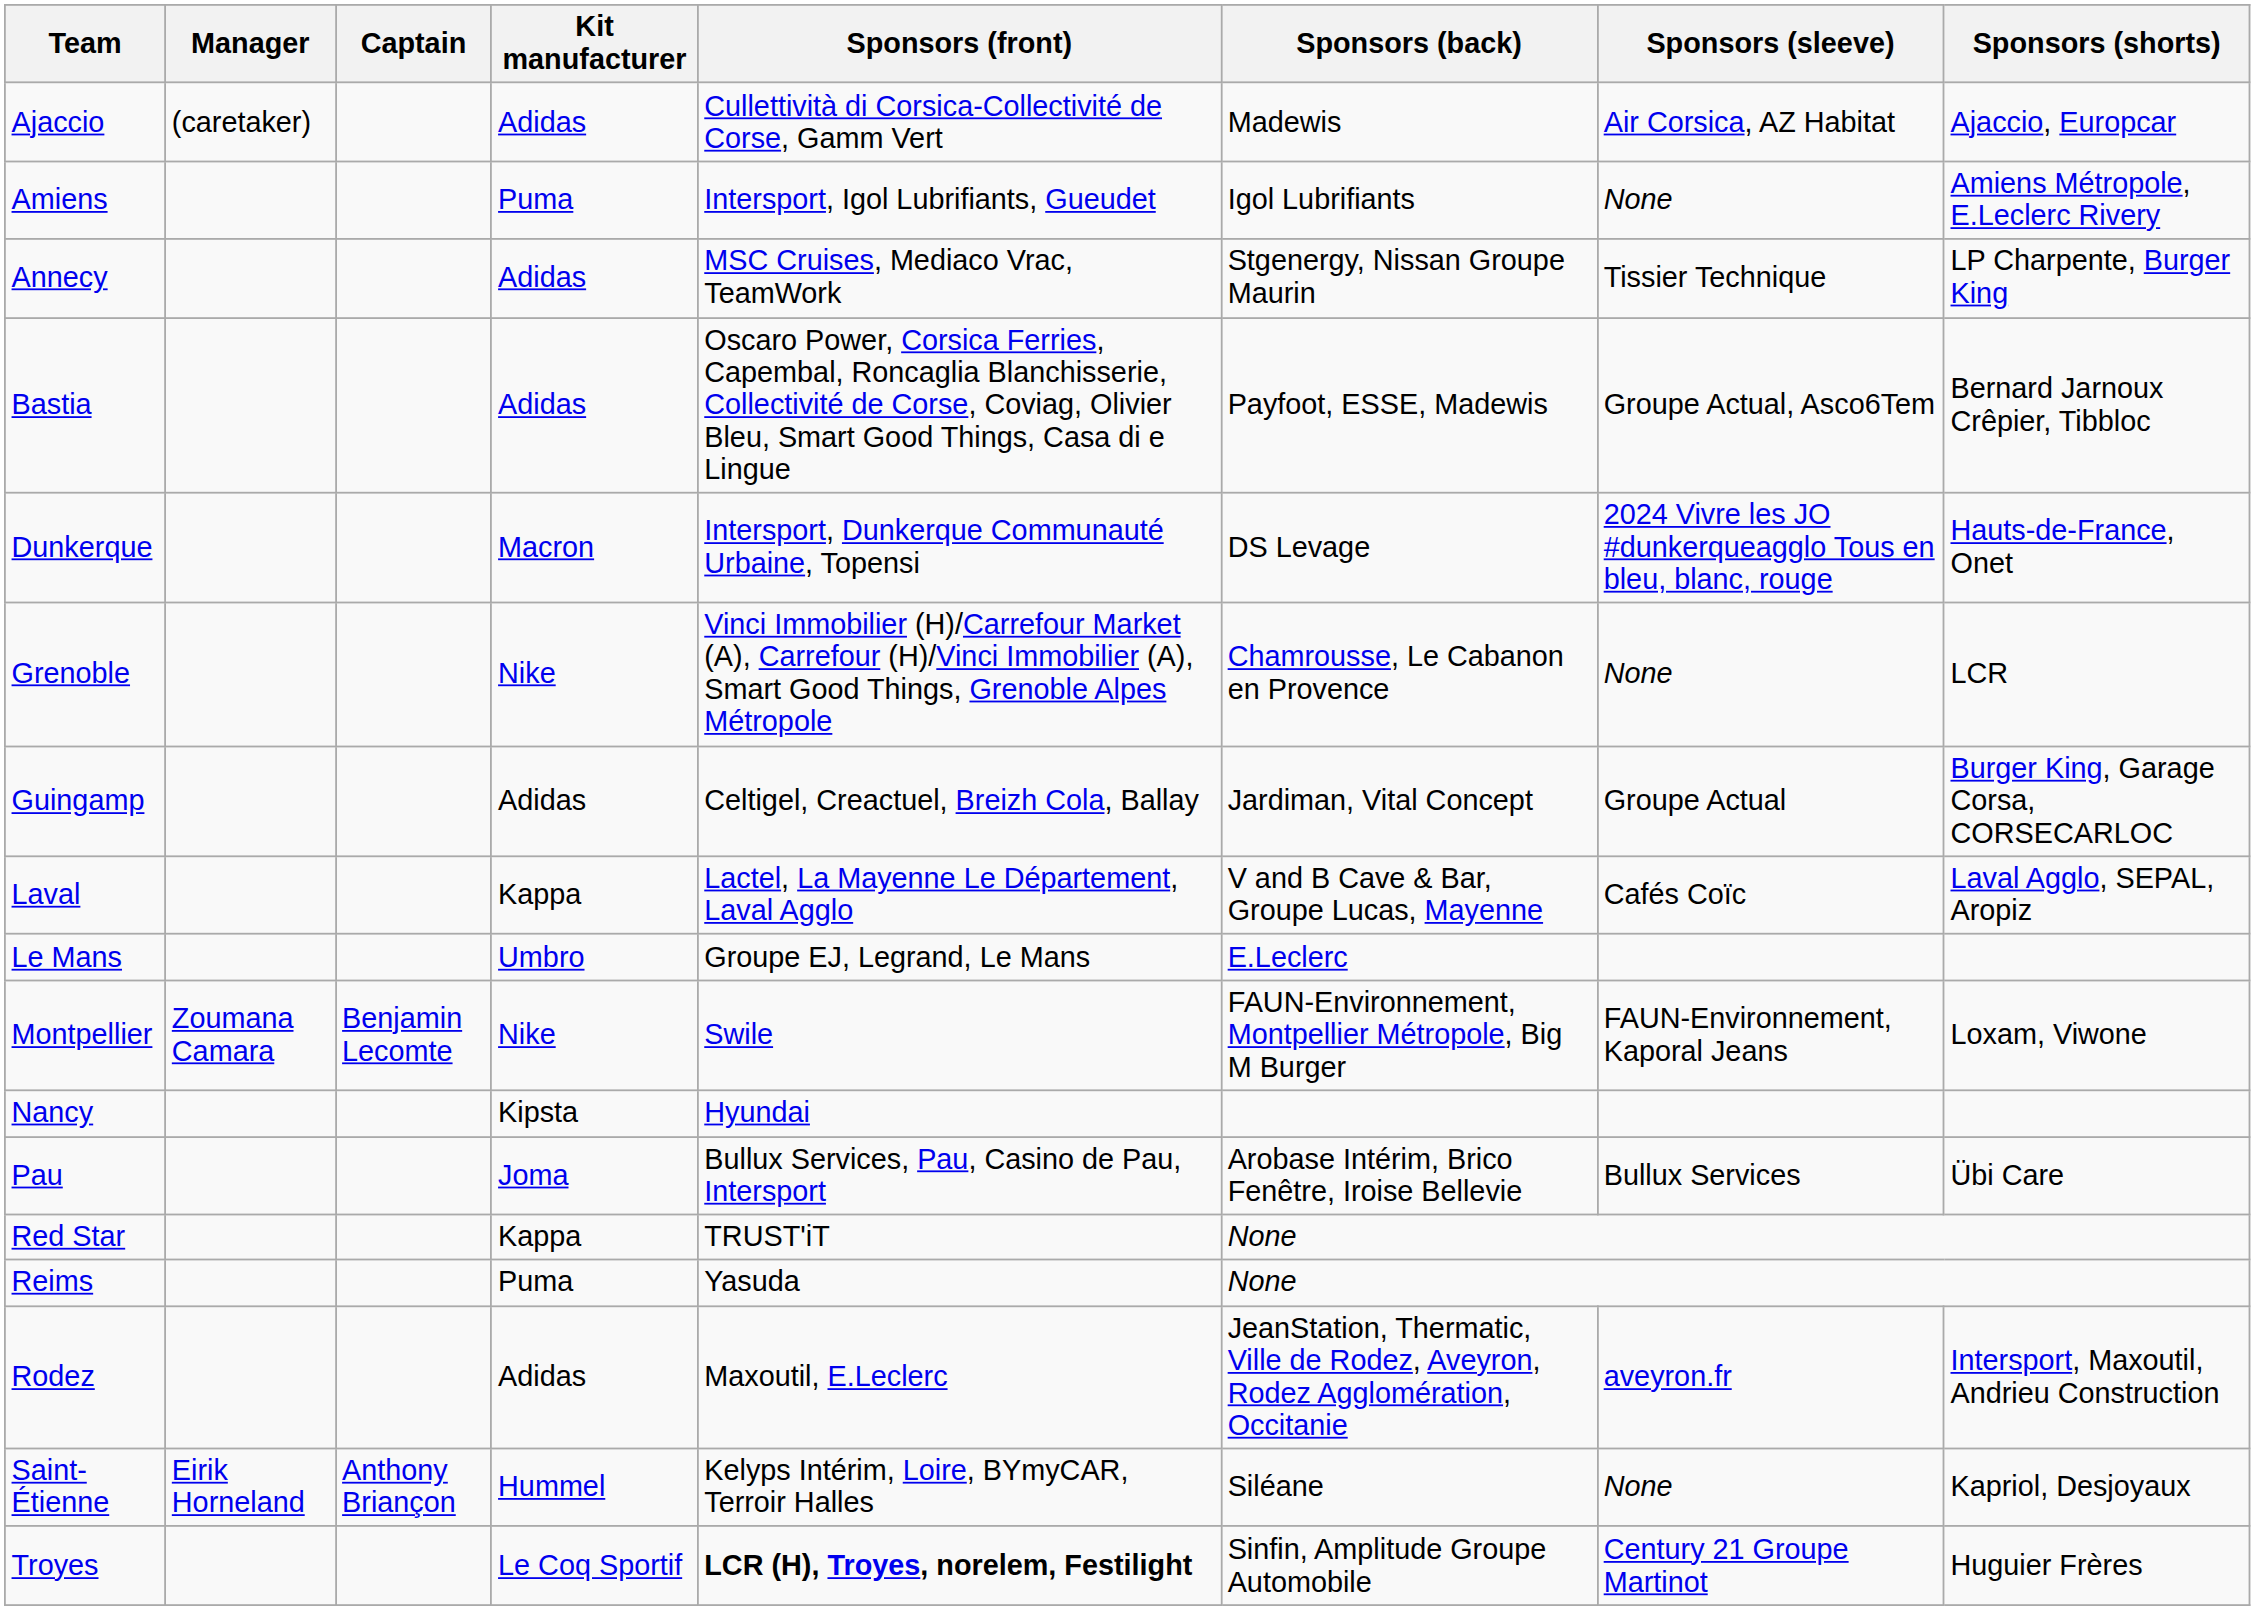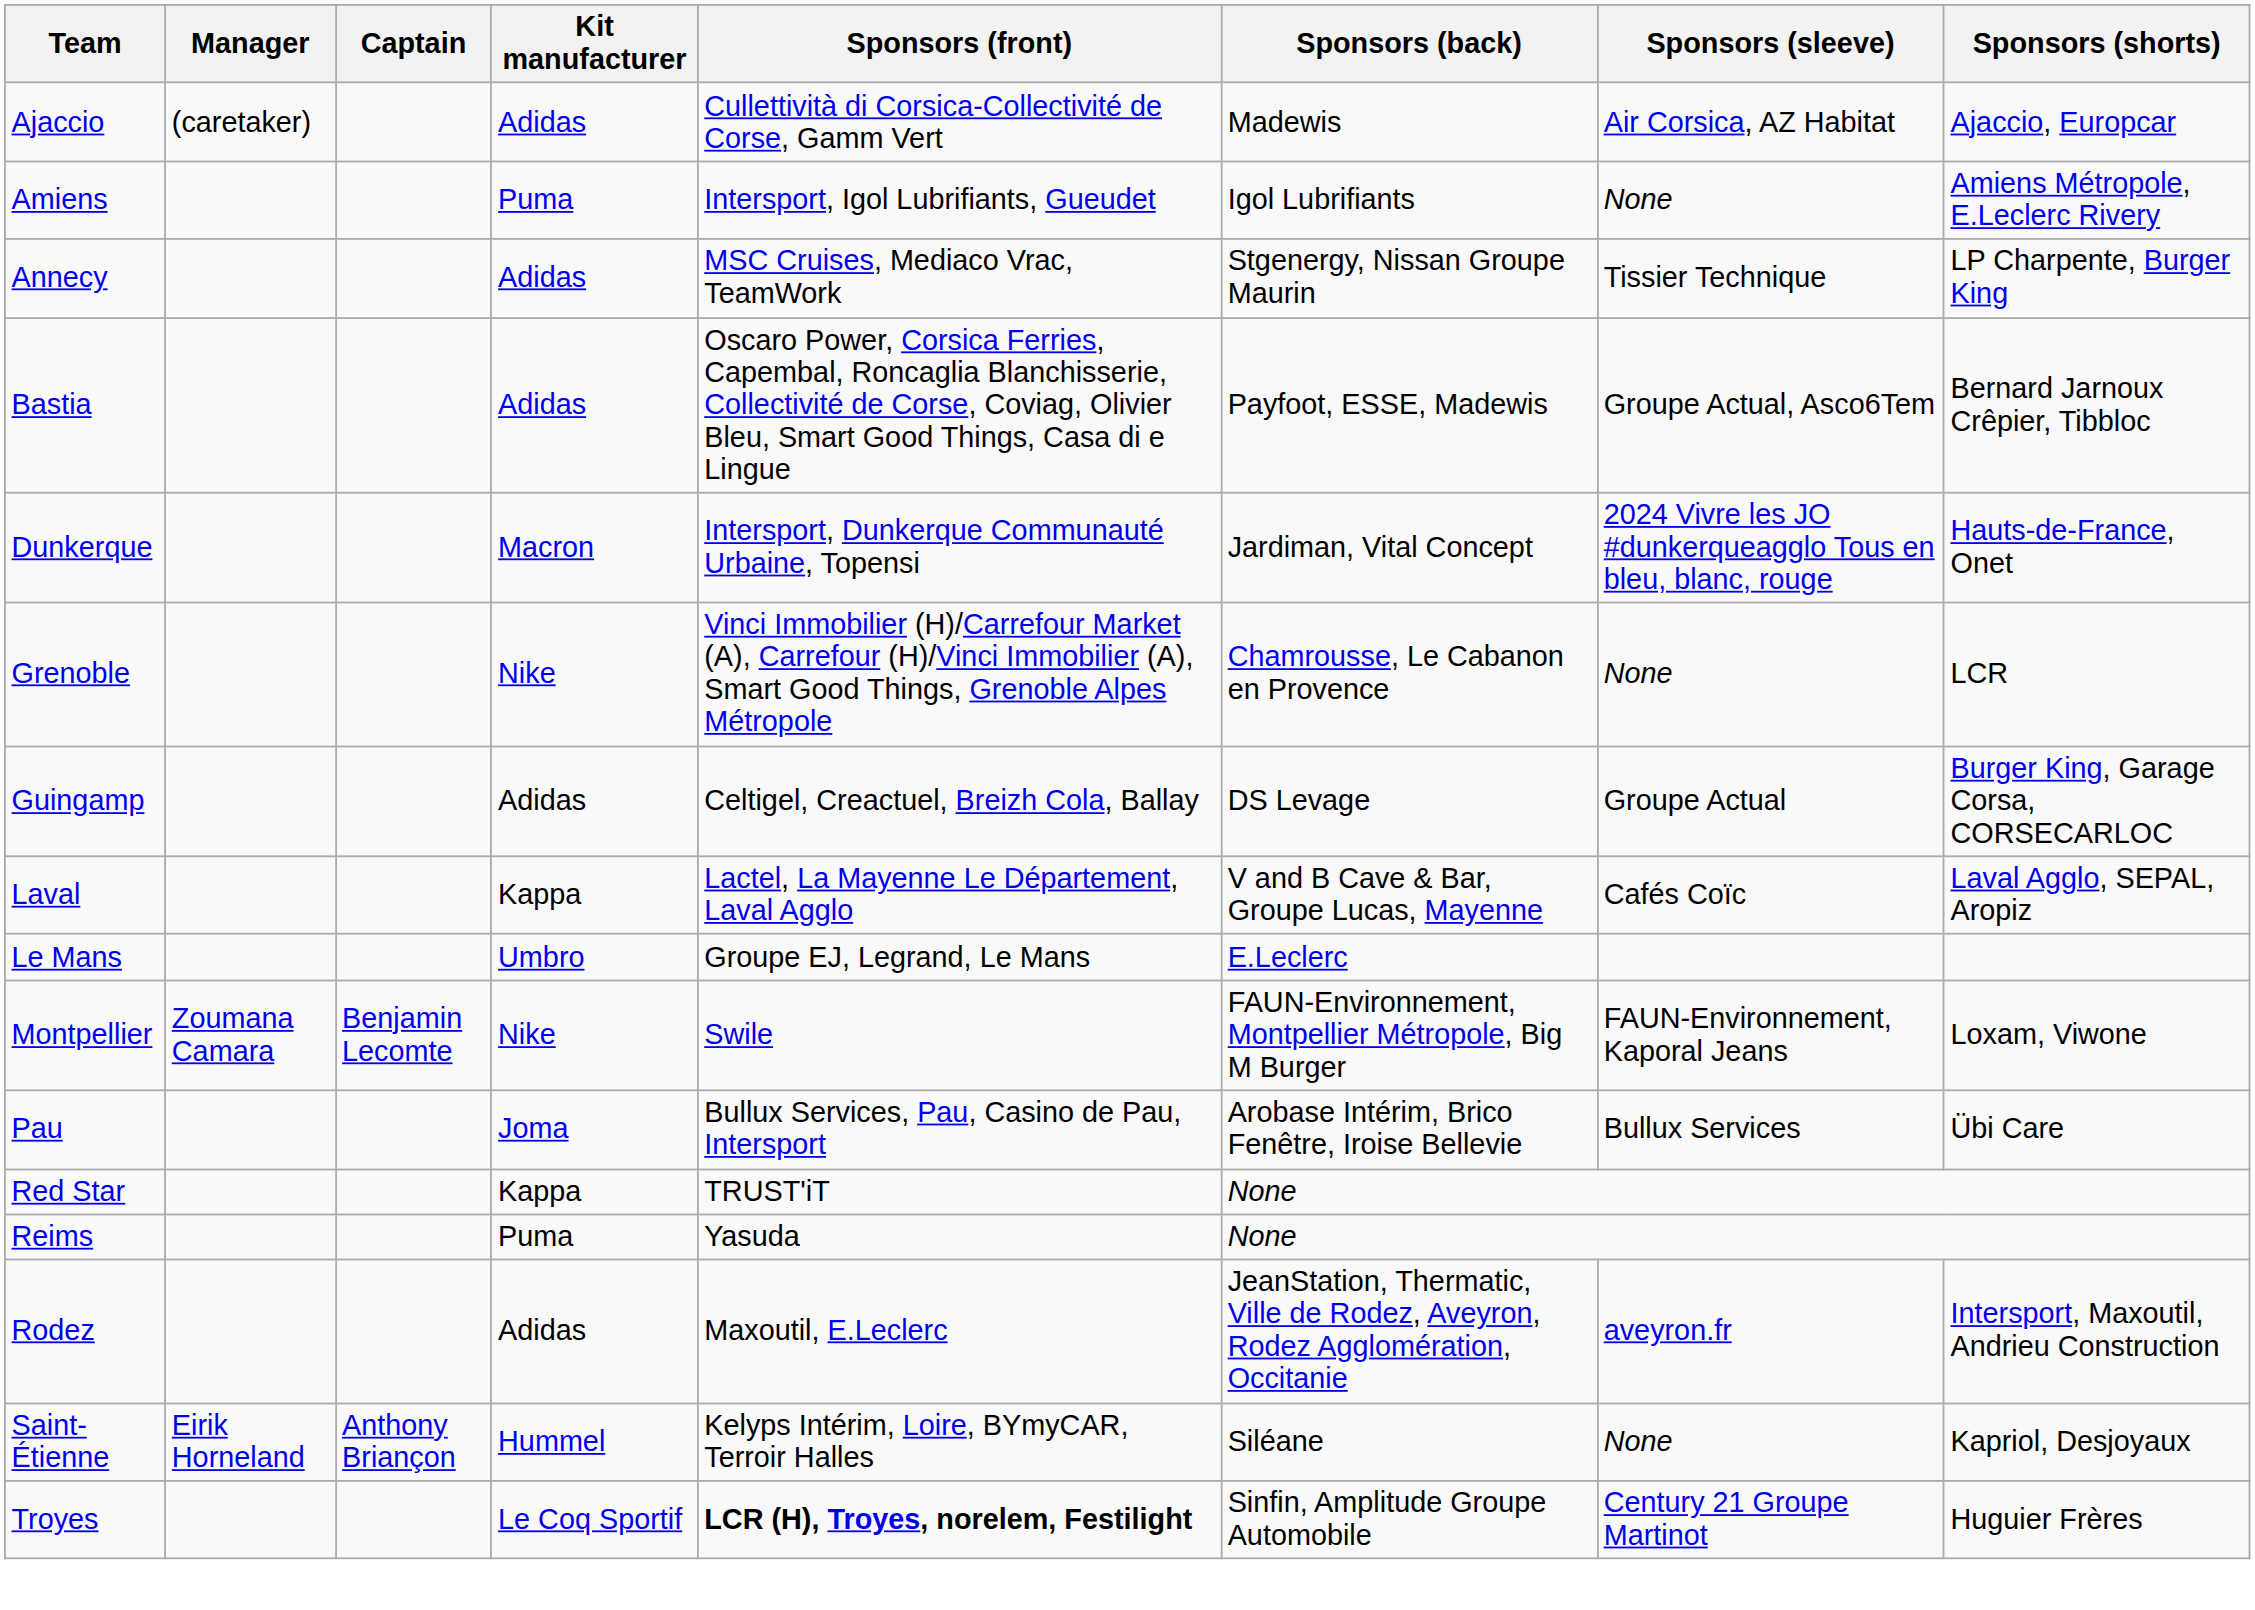(1299, 547) DS Levage -> (1380, 547) Jardiman, Vital Concept
(1380, 800) Jardiman, Vital Concept -> (1299, 800) DS Levage
- row: (52, 1112)
